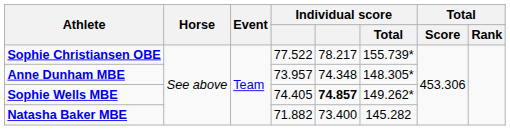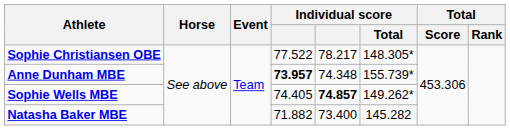(388, 55) 155.739* -> (388, 55) 148.305*
(293, 75) normal -> (293, 75) bold
(388, 75) 148.305* -> (388, 75) 155.739*
